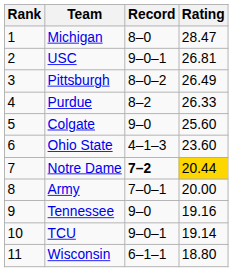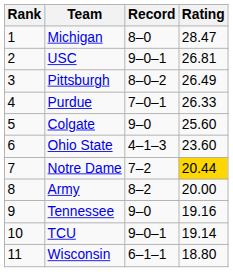(140, 102) 8–2 -> (147, 102) 7–0–1
(140, 168) bold -> (140, 168) normal
(147, 189) 7–0–1 -> (140, 189) 8–2
